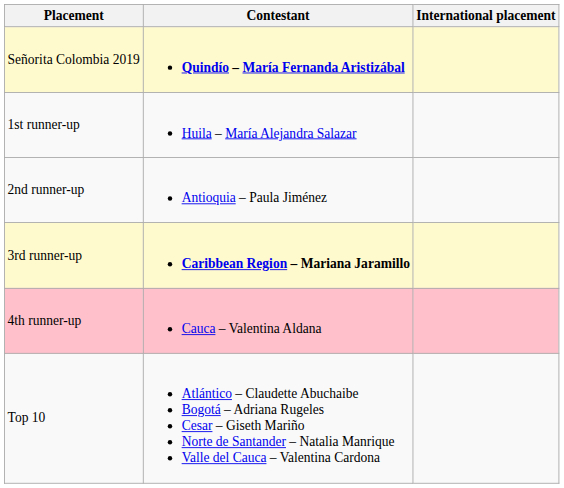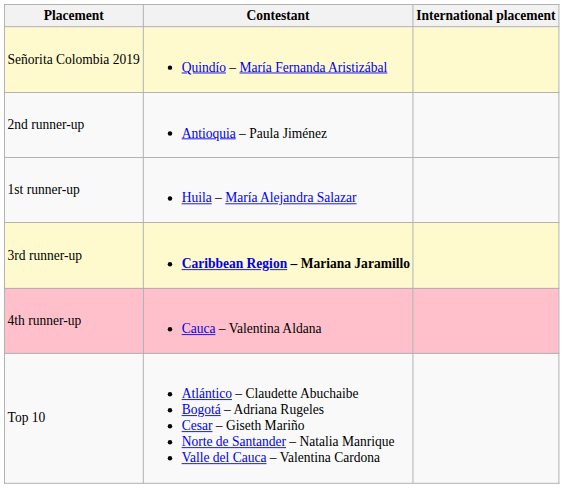(278, 68) bold -> (278, 68) normal
rows swapped: (44, 125) <-> (46, 190)
